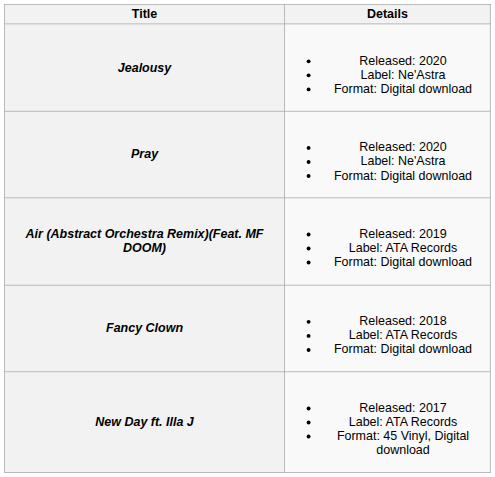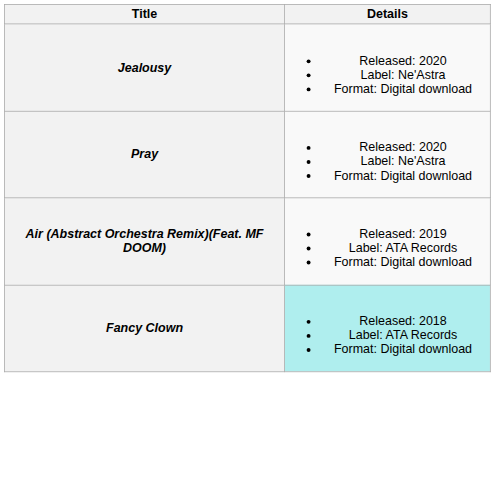(387, 335) no background -> (387, 335) paleturquoise background
- row: (145, 422)
